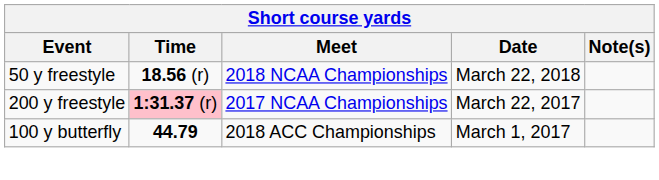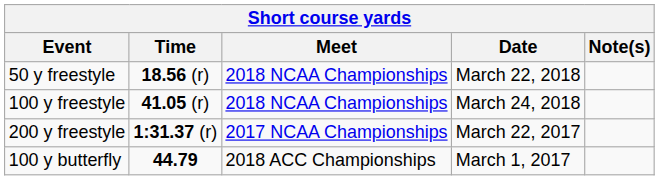+ row: (67, 103)
(175, 103) pink background -> (175, 132) no background
